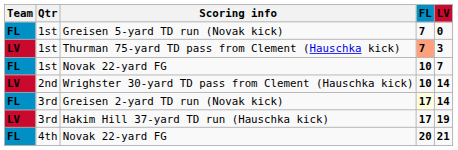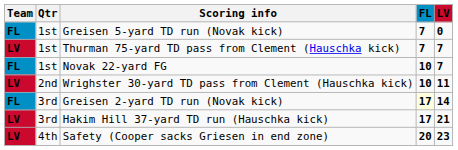(425, 48) lightsalmon background -> (425, 48) no background
(443, 48) 3 -> (443, 48) 7
(443, 84) 14 -> (443, 84) 11
(443, 119) 19 -> (443, 119) 21
- row: (48, 136)
+ row: (48, 136)
